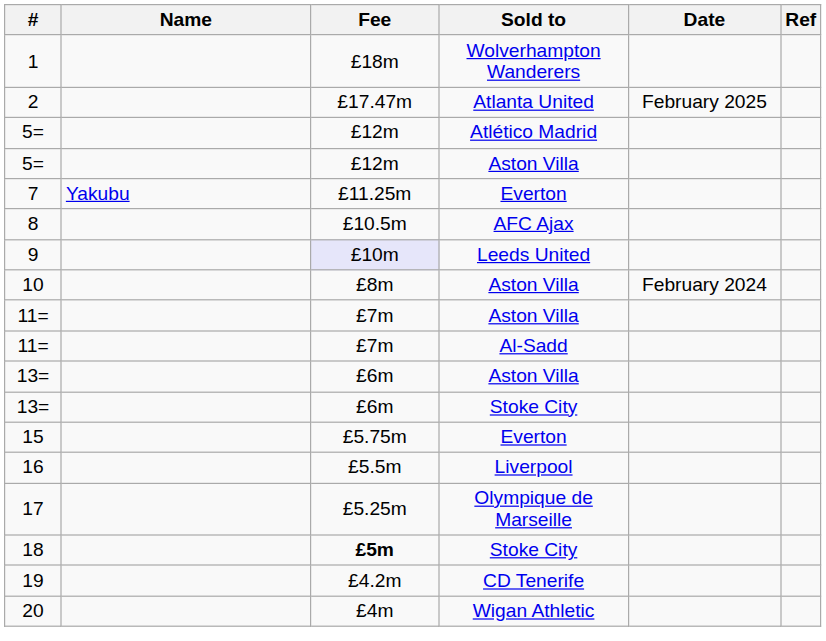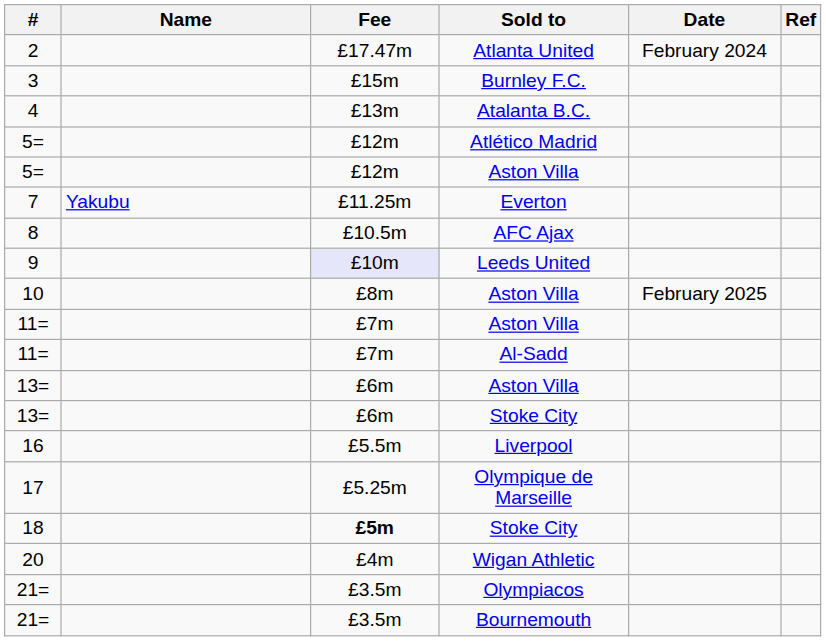- row: (33, 60)
(704, 102) February 2025 -> (704, 50) February 2024
+ row: (33, 80)
+ row: (33, 111)
(704, 284) February 2024 -> (704, 293) February 2025
- row: (33, 437)
- row: (33, 580)
+ row: (33, 589)
+ row: (33, 619)
